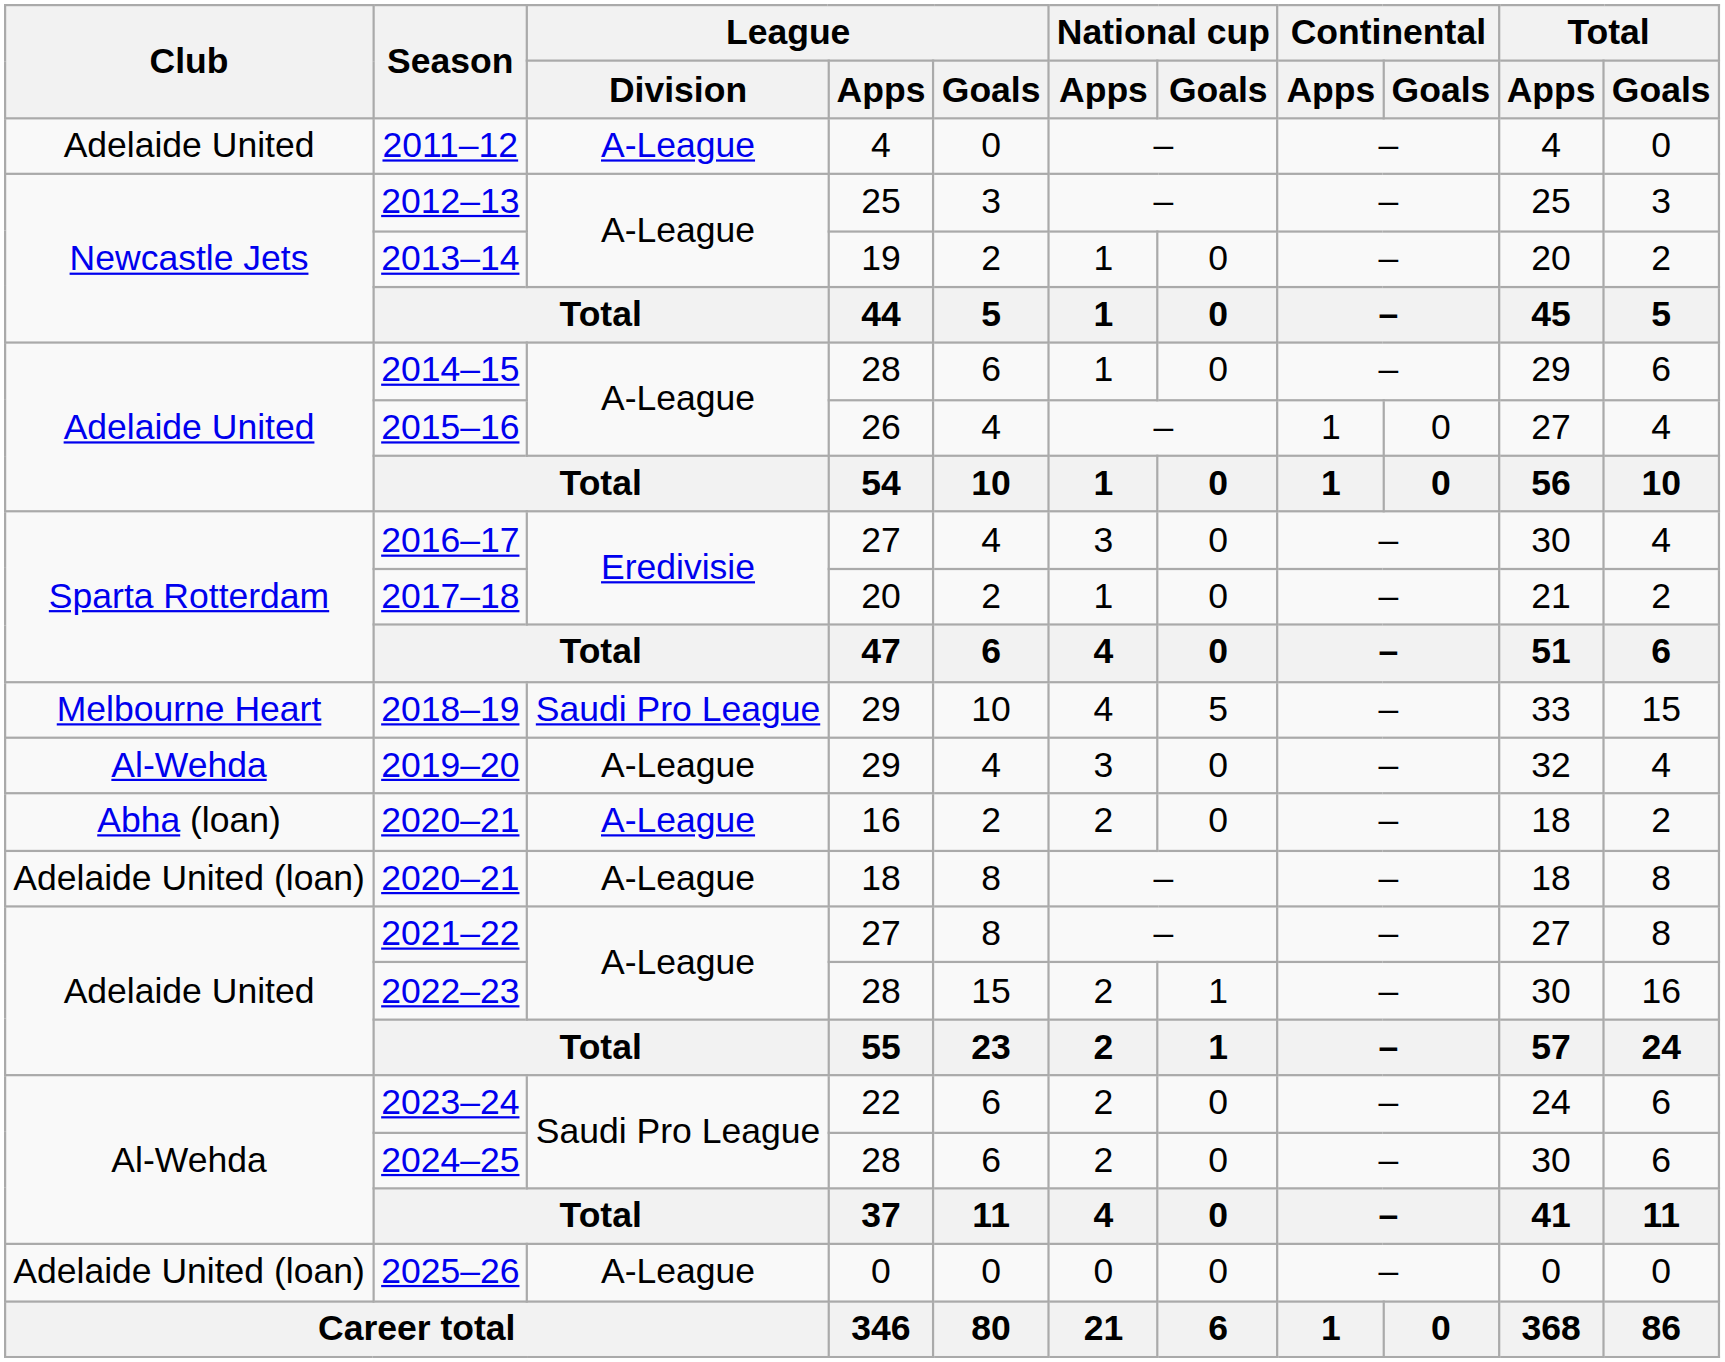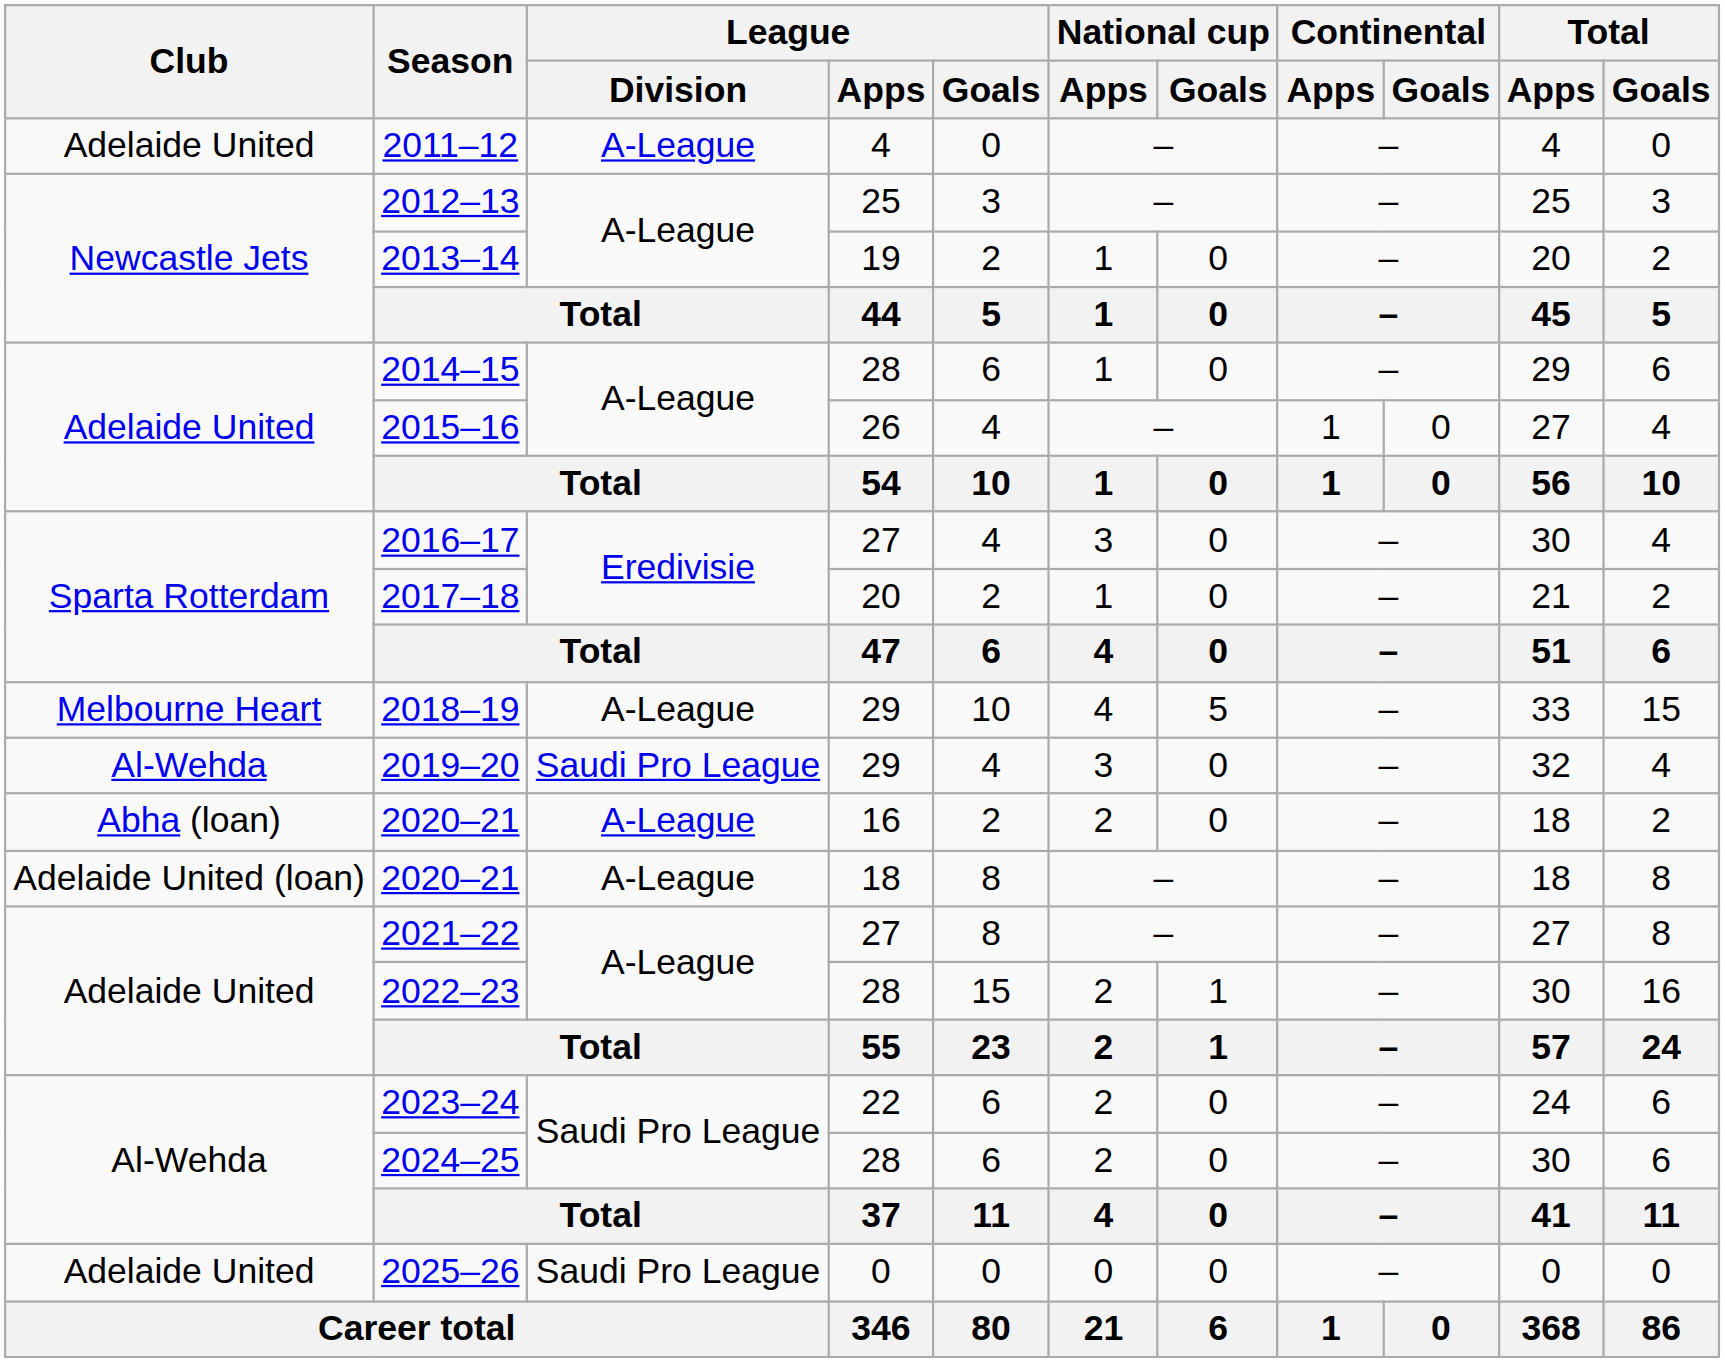(678, 708) Saudi Pro League -> (678, 708) A-League
(678, 764) A-League -> (678, 764) Saudi Pro League
(189, 1271) Adelaide United (loan) -> (189, 1271) Adelaide United
(678, 1271) A-League -> (678, 1271) Saudi Pro League
